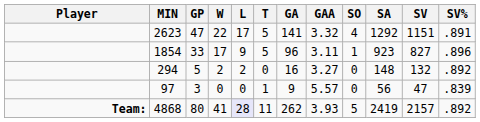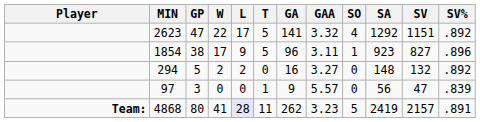(457, 33) .891 -> (457, 33) .892
(197, 52) 33 -> (197, 52) 38
(325, 108) 3.93 -> (325, 108) 3.23
(457, 108) .892 -> (457, 108) .891
